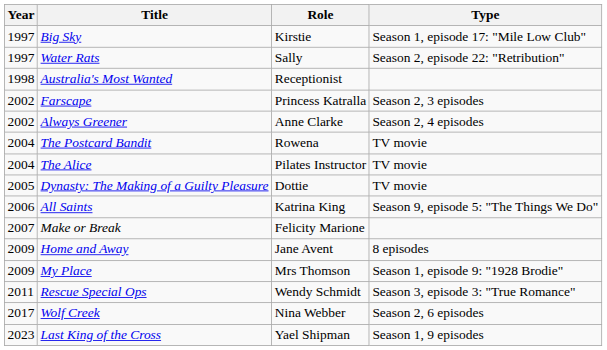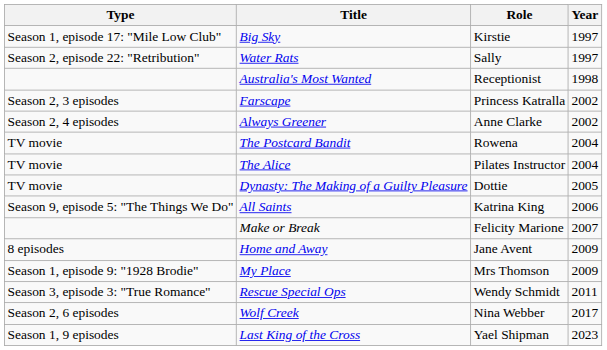columns swapped: (21, 15) <-> (485, 15)
